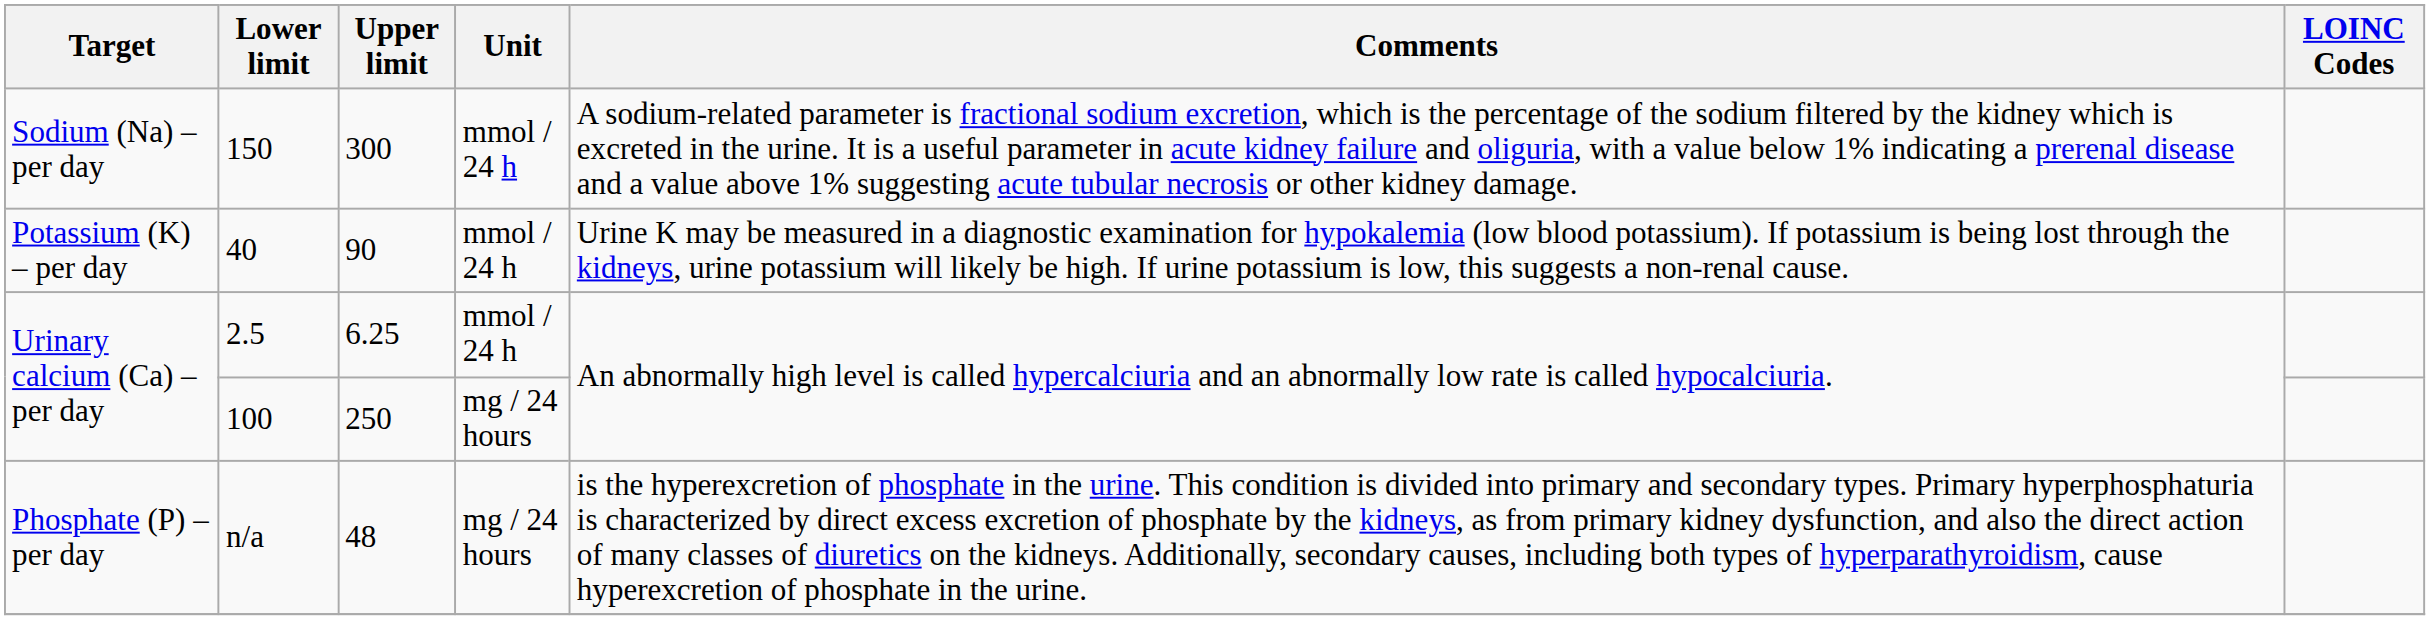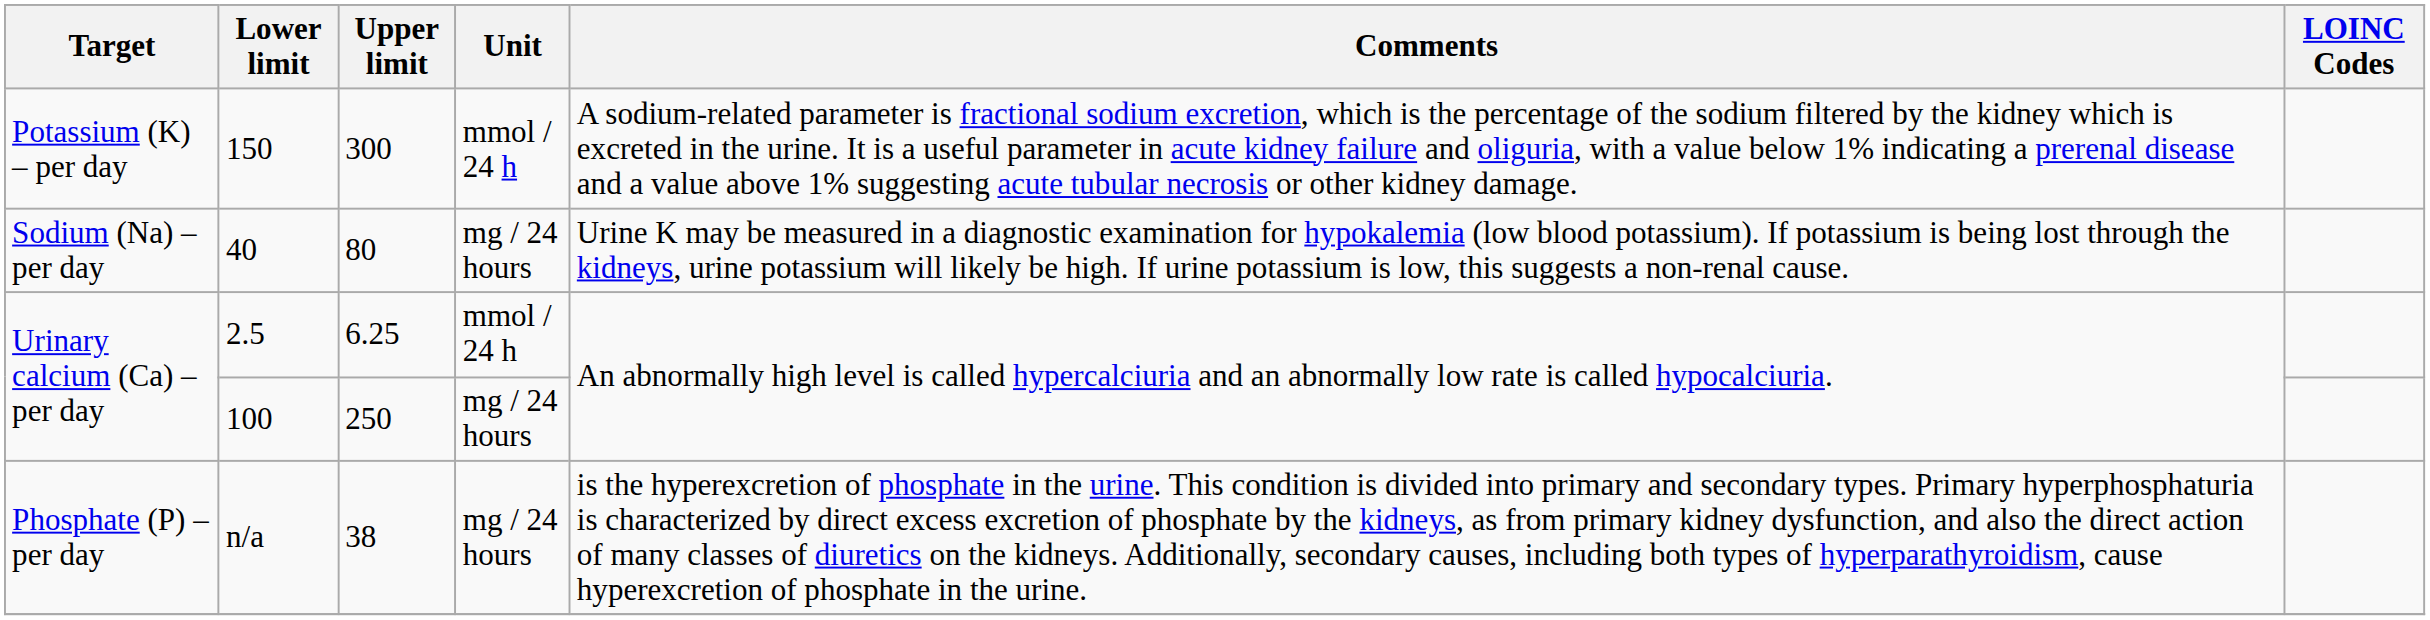(104, 148) Sodium (Na) – per day -> (101, 148) Potassium (K) – per day
(101, 249) Potassium (K) – per day -> (104, 249) Sodium (Na) – per day
(361, 249) 90 -> (361, 249) 80
(507, 249) mmol / 24 h -> (510, 249) mg / 24 hours
(361, 537) 48 -> (361, 537) 38
